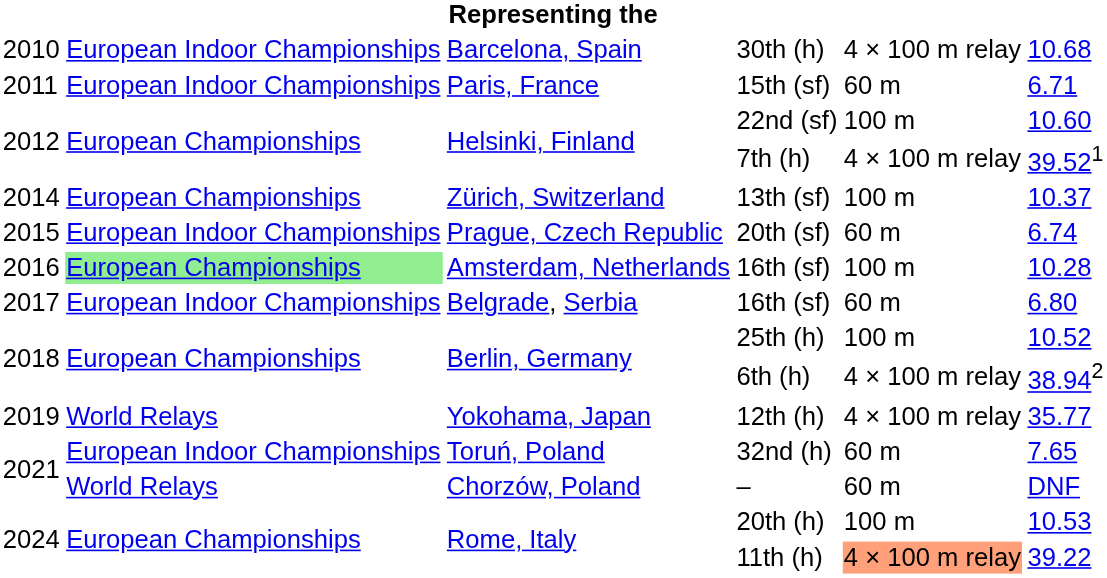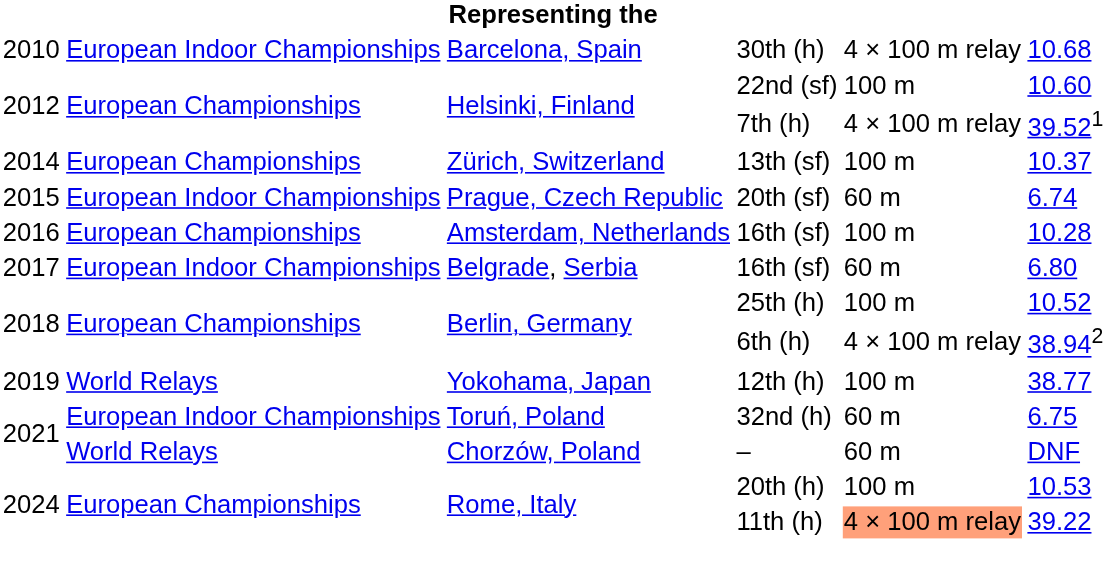- row: (523, 85)
(213, 268) lightgreen background -> (213, 233) no background
(932, 415) 4 × 100 m relay -> (879, 380) 100 m
(1059, 415) 35.77 -> (1059, 380) 38.77
(1052, 451) 7.65 -> (1052, 415) 6.75
